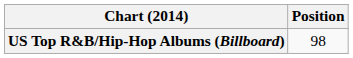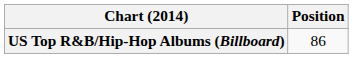(318, 41) 98 -> (318, 41) 86
